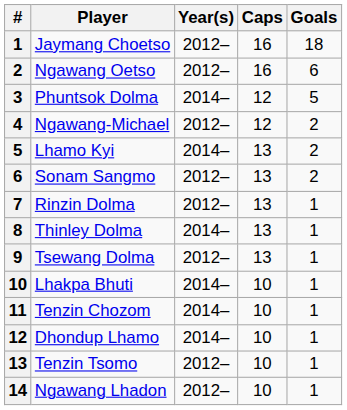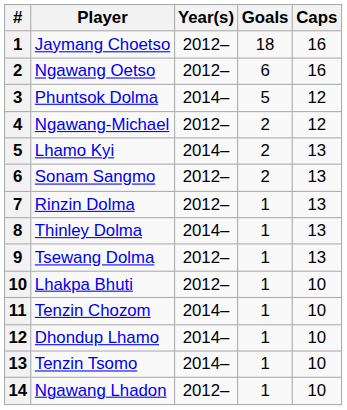columns swapped: (314, 17) <-> (262, 17)
(206, 284) 2014– -> (206, 284) 2012–
(206, 364) 2012– -> (206, 364) 2014–
